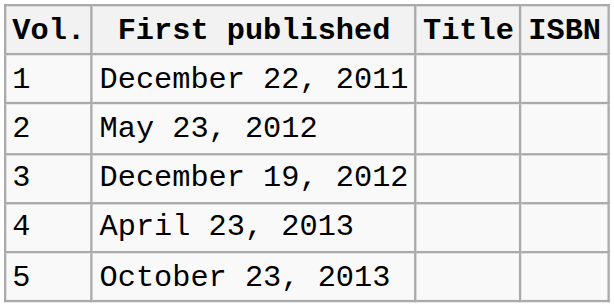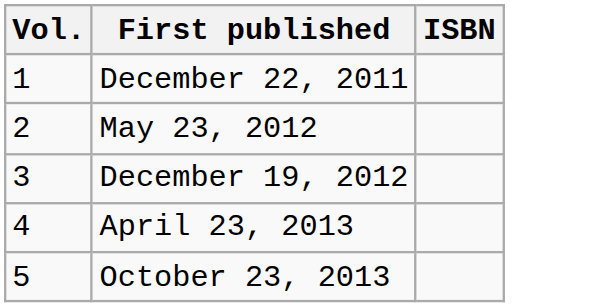- column: (468, 30)
